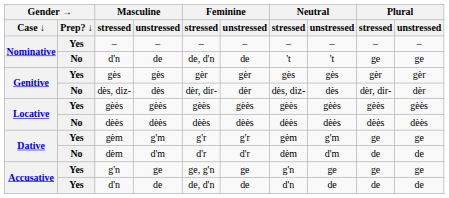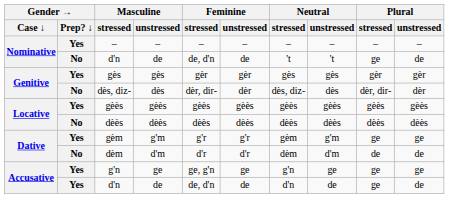(419, 59) ge -> (419, 59) de
(376, 185) de -> (376, 185) ge
